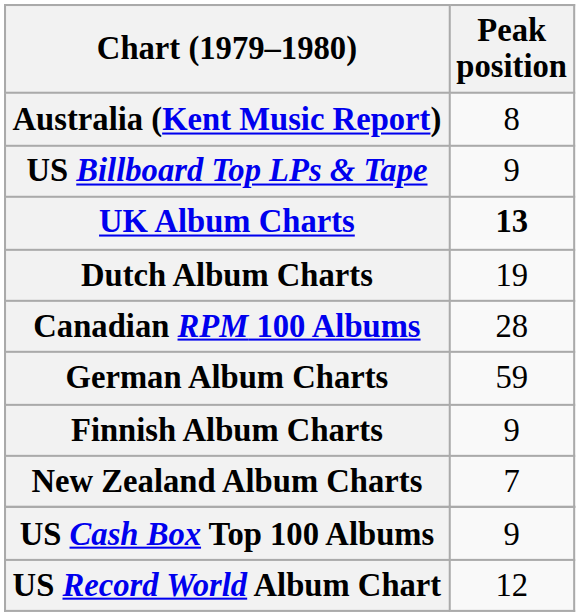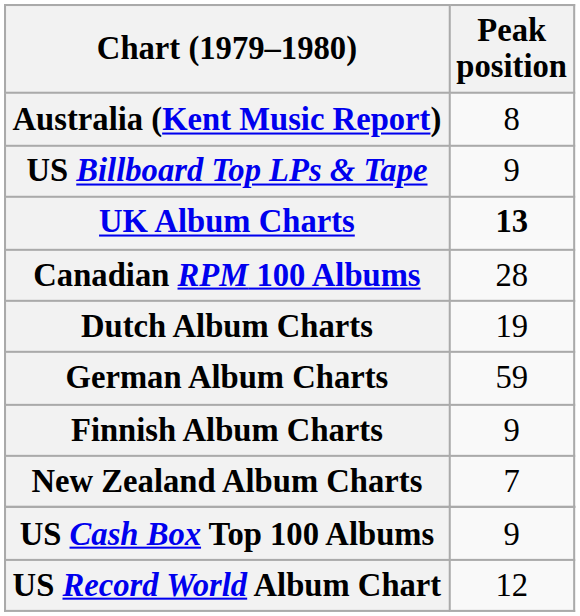rows swapped: (227, 325) <-> (227, 274)
